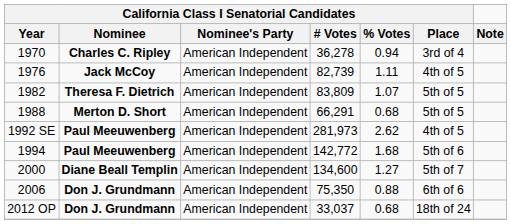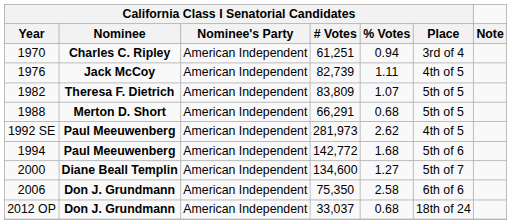(335, 53) 36,278 -> (335, 53) 61,251
(387, 190) 0.88 -> (387, 190) 2.58
